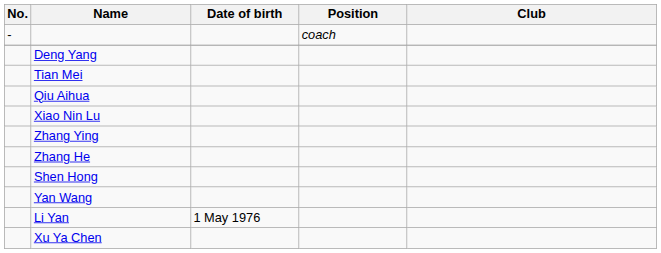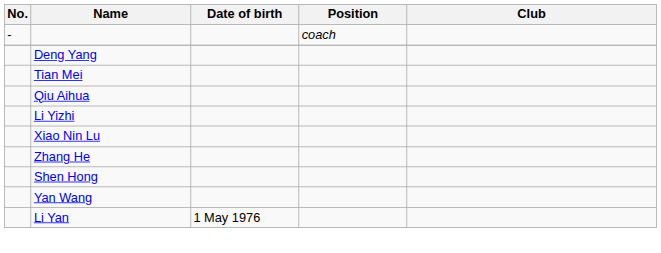+ row: (18, 116)
- row: (18, 136)
- row: (18, 238)
